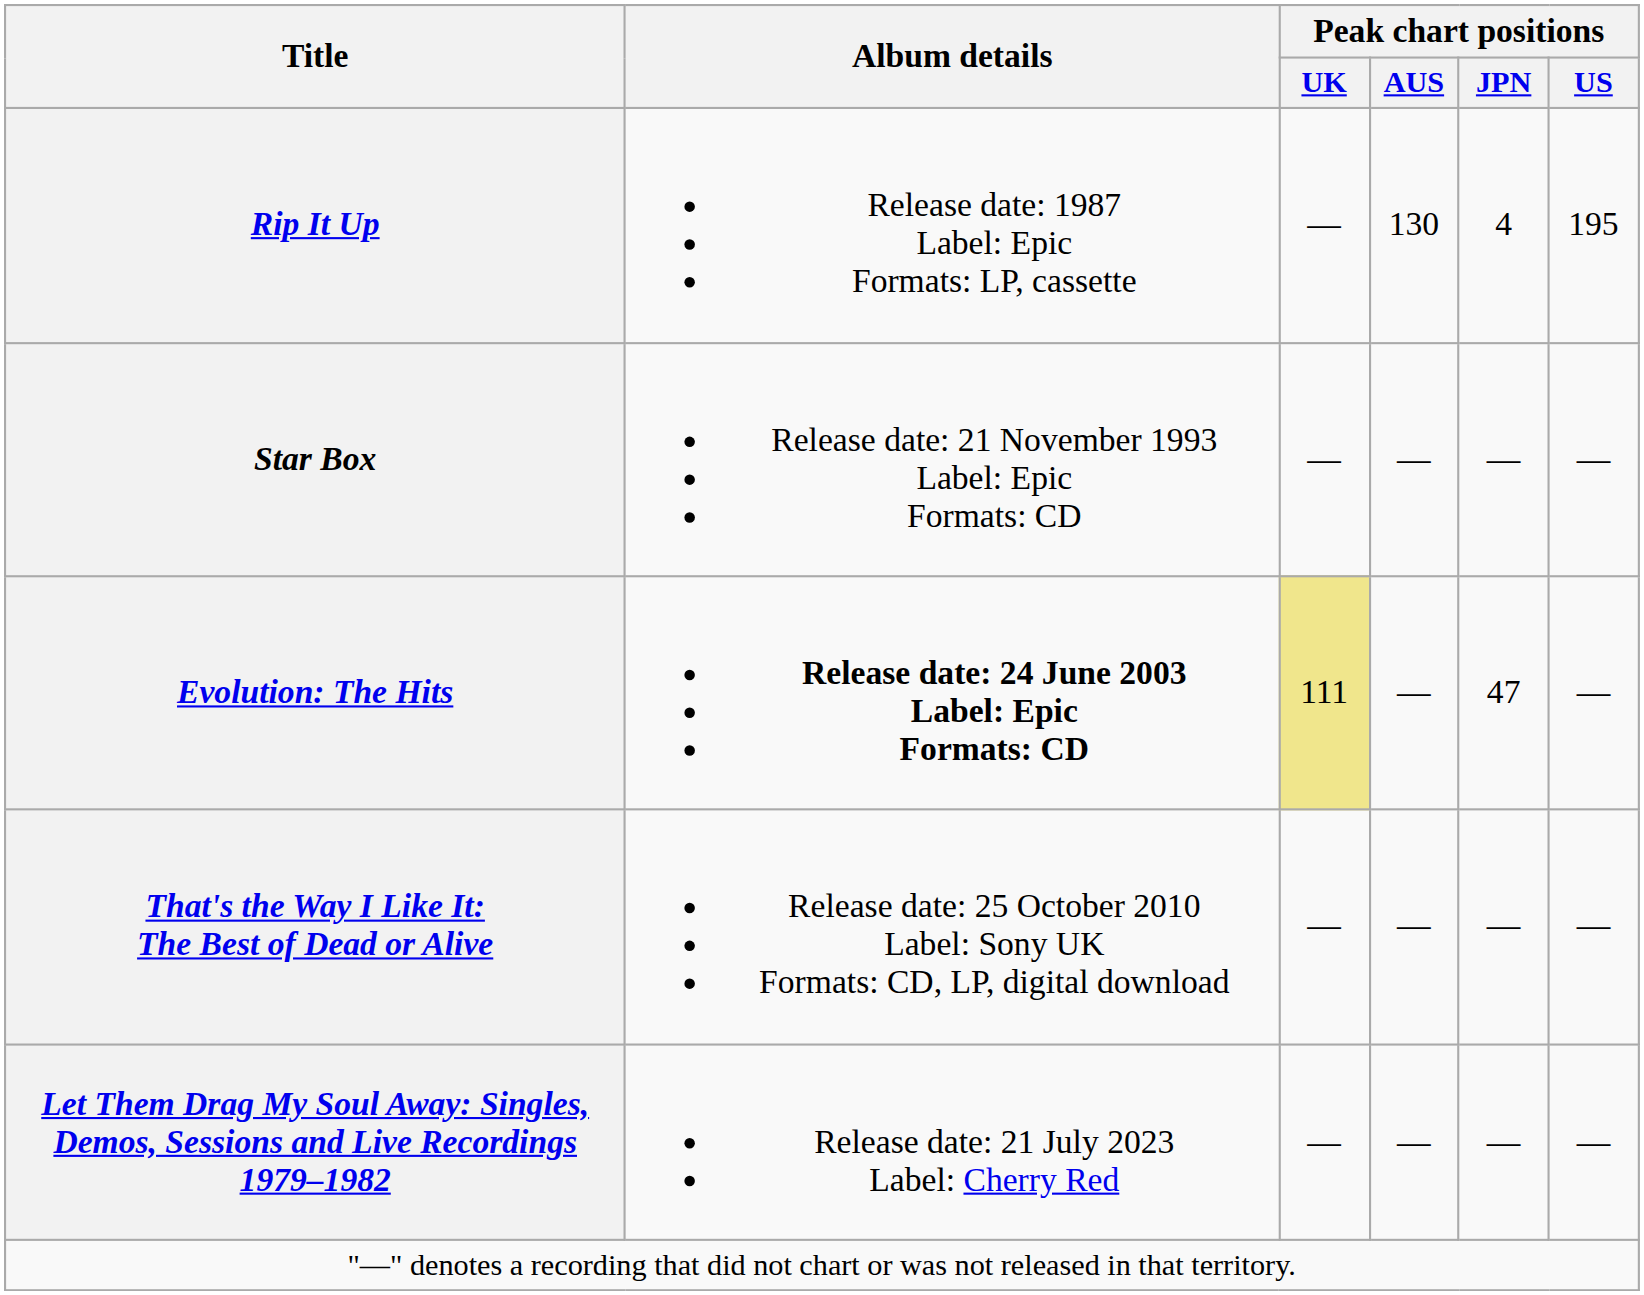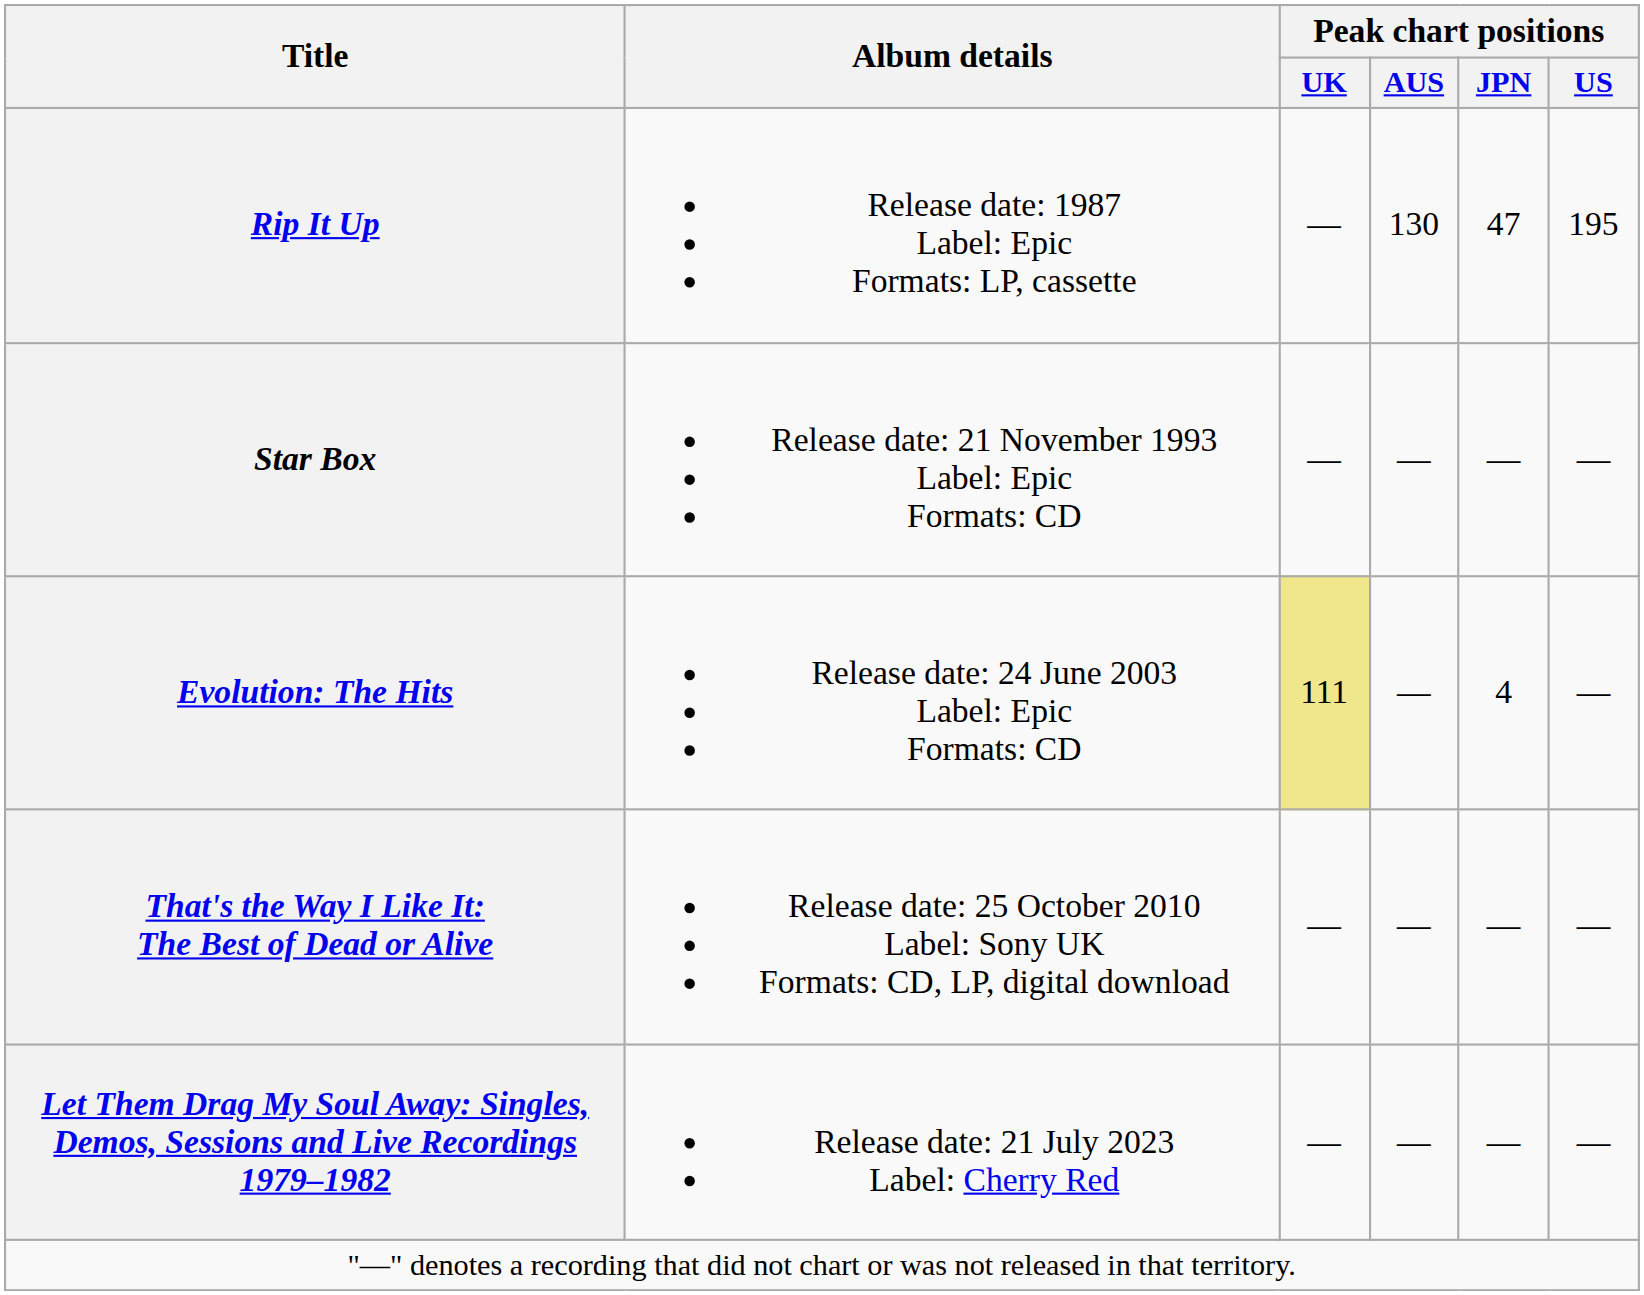(1504, 224) 4 -> (1504, 224) 47
(952, 712) bold -> (952, 712) normal
(1504, 692) 47 -> (1504, 692) 4
